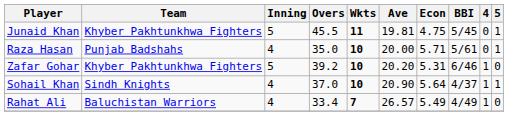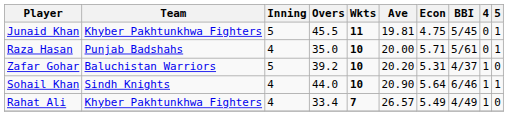(173, 67) Khyber Pakhtunkhwa Fighters -> (150, 67) Baluchistan Warriors
(464, 67) 6/46 -> (464, 67) 4/37
(325, 85) 37.0 -> (325, 85) 44.0
(464, 85) 4/37 -> (464, 85) 6/46
(150, 102) Baluchistan Warriors -> (173, 102) Khyber Pakhtunkhwa Fighters
